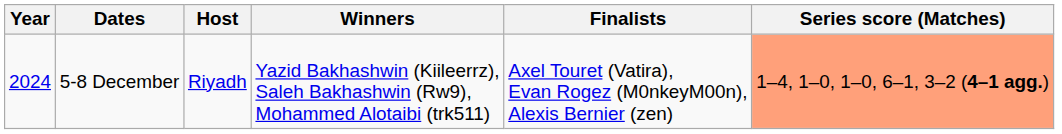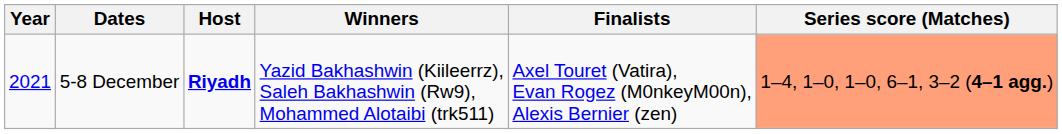(30, 81) 2024 -> (30, 81) 2021
(217, 81) normal -> (219, 81) bold
